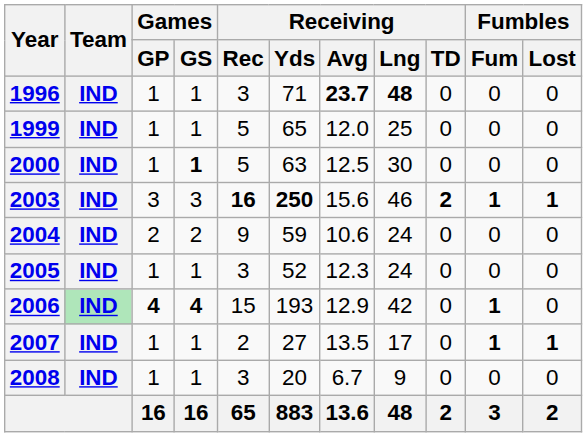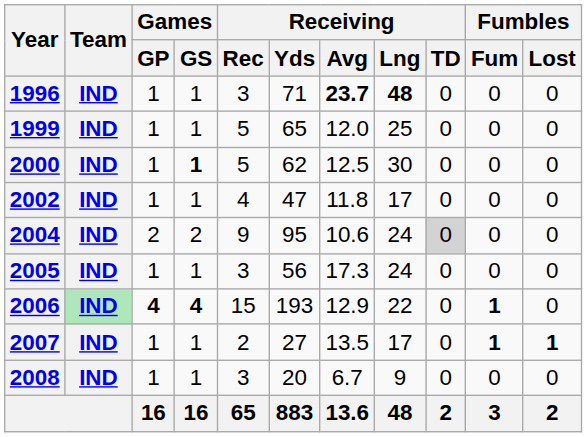(295, 164) 63 -> (295, 164) 62
+ row: (35, 199)
- row: (35, 199)
(295, 235) 59 -> (295, 235) 95
(446, 235) no background -> (446, 235) lightgrey background
(295, 270) 52 -> (295, 270) 56
(347, 270) 12.3 -> (347, 270) 17.3
(400, 306) 42 -> (400, 306) 22
